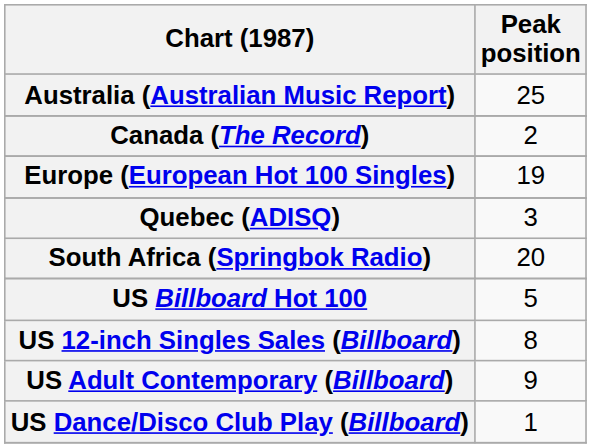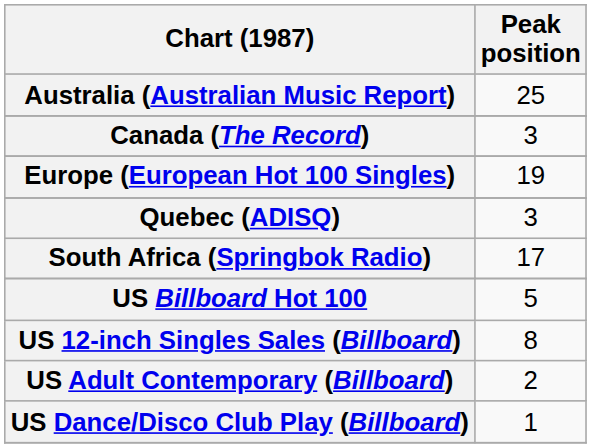(531, 135) 2 -> (531, 135) 3
(531, 258) 20 -> (531, 258) 17
(531, 380) 9 -> (531, 380) 2
